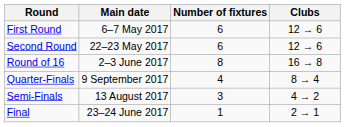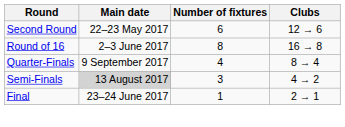- row: (34, 29)
(132, 96) no background -> (132, 79) lightgrey background
